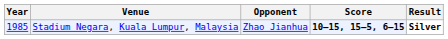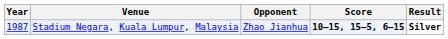(17, 27) 1985 -> (17, 27) 1987
